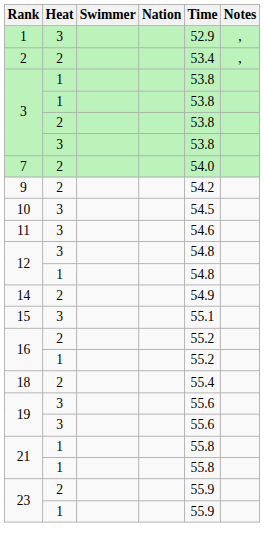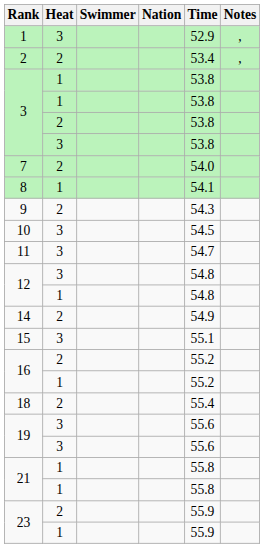+ row: (23, 187)
(203, 187) 54.2 -> (203, 209) 54.3
(203, 230) 54.6 -> (203, 252) 54.7
